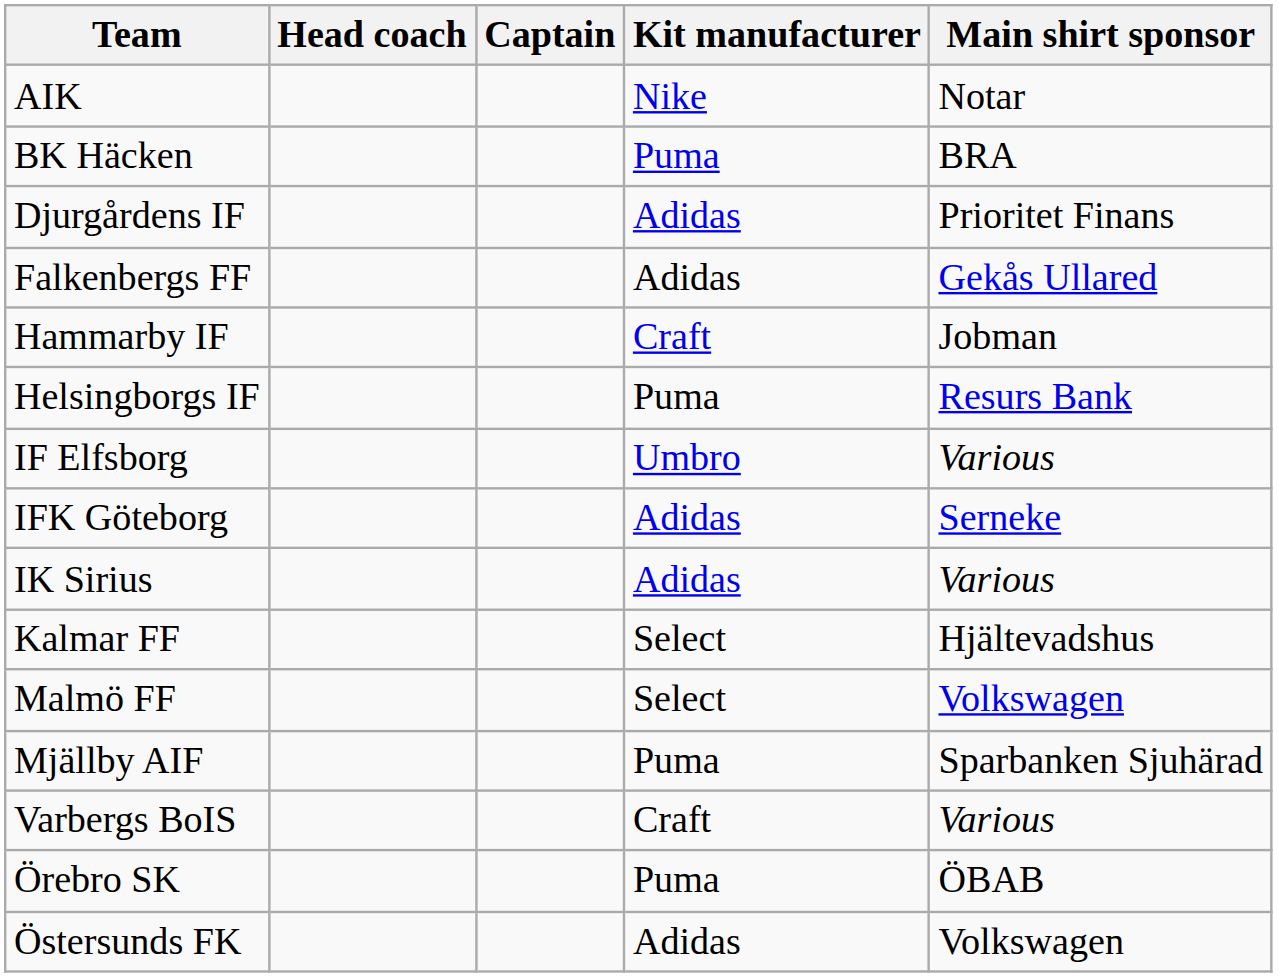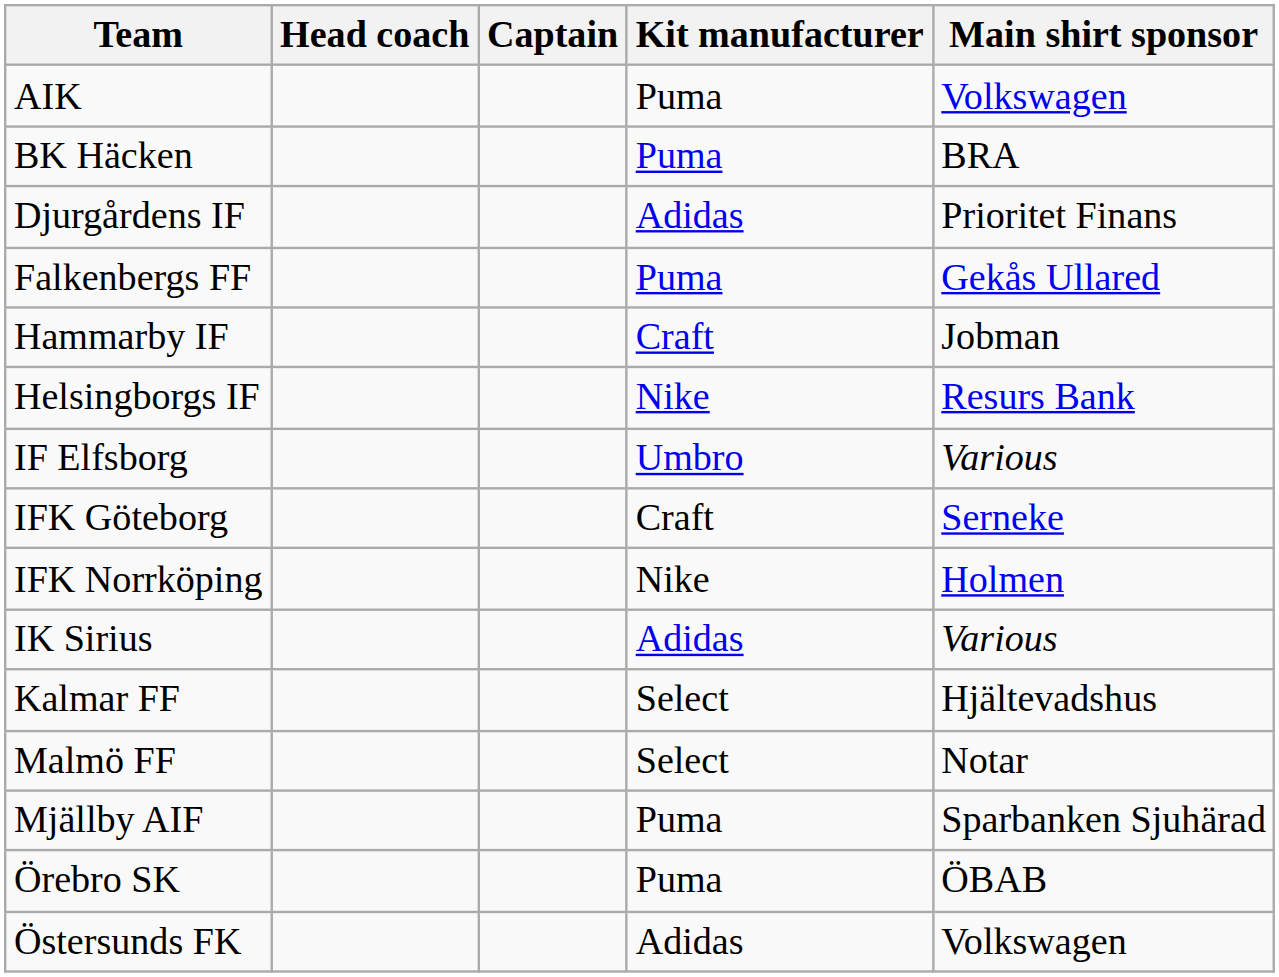(670, 95) Nike -> (679, 95) Puma
(982, 95) Notar -> (1034, 95) Volkswagen
(687, 276) Adidas -> (679, 276) Puma
(676, 397) Puma -> (673, 397) Nike
(687, 517) Adidas -> (675, 517) Craft
+ row: (138, 578)
(1031, 699) Volkswagen -> (985, 759) Notar
- row: (125, 819)
